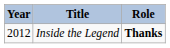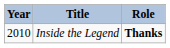(19, 33) 2012 -> (19, 33) 2010
